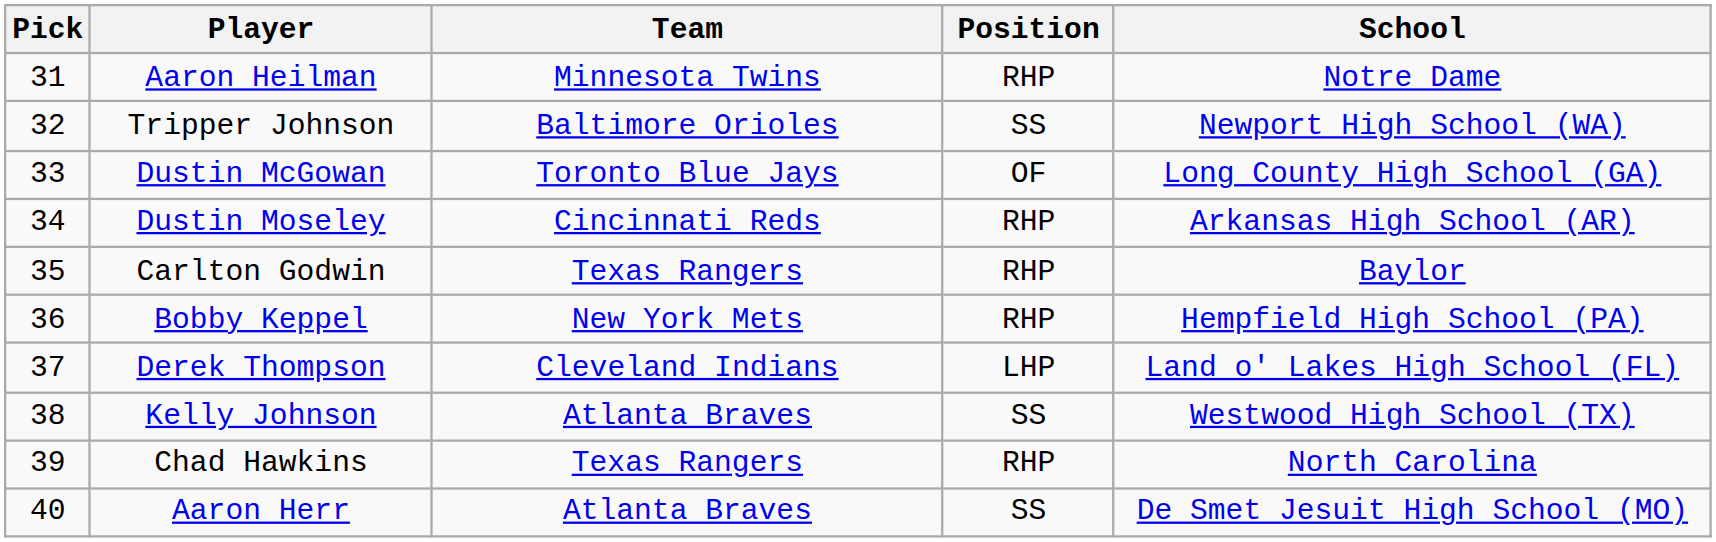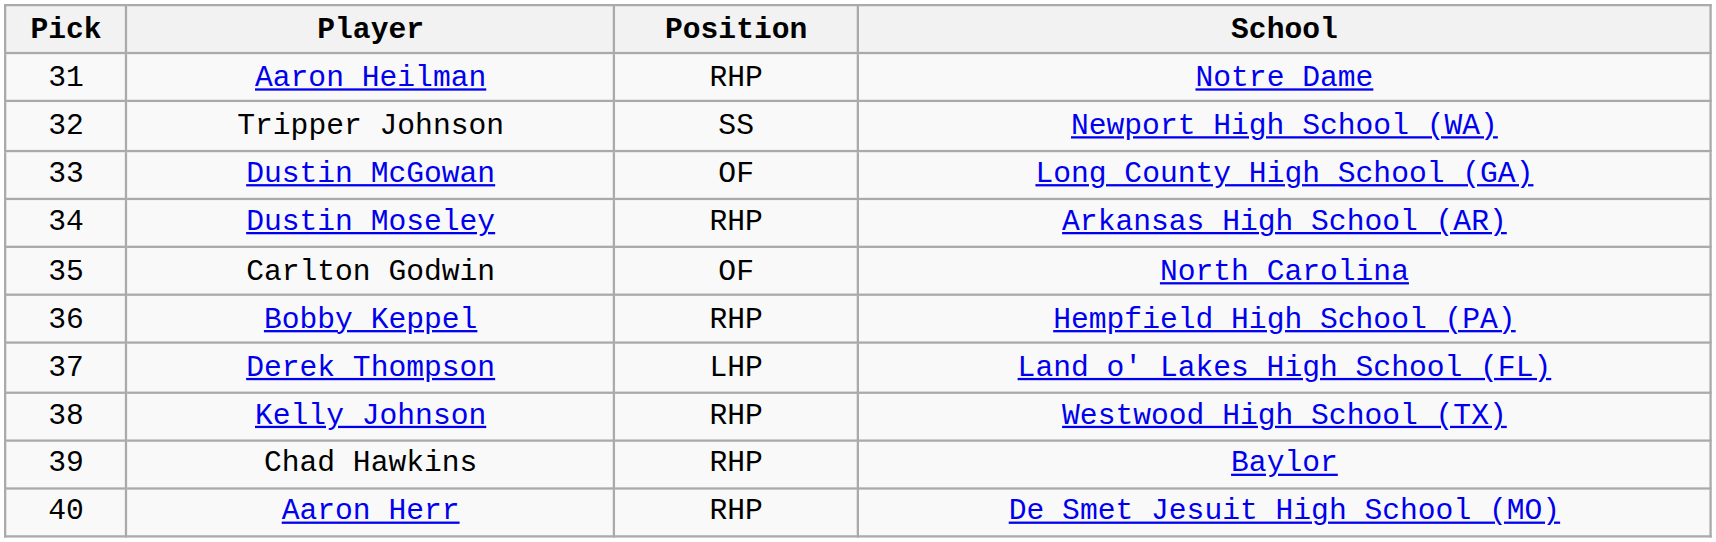- column: (687, 29)
(1029, 271) RHP -> (736, 271) OF
(1412, 271) Baylor -> (1284, 271) North Carolina
(1029, 416) SS -> (736, 416) RHP
(1412, 464) North Carolina -> (1284, 464) Baylor
(1029, 512) SS -> (736, 512) RHP
